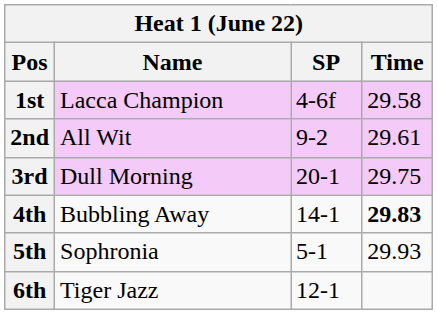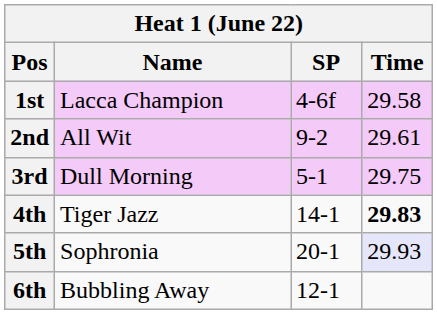(318, 175) 20-1 -> (312, 175) 5-1
(135, 213) Bubbling Away -> (109, 213) Tiger Jazz
(312, 251) 5-1 -> (318, 251) 20-1
(394, 251) no background -> (394, 251) lavender background
(109, 289) Tiger Jazz -> (135, 289) Bubbling Away
